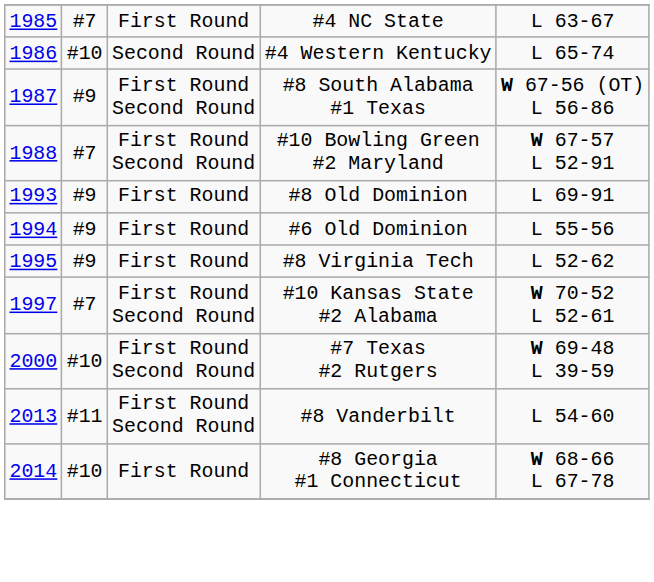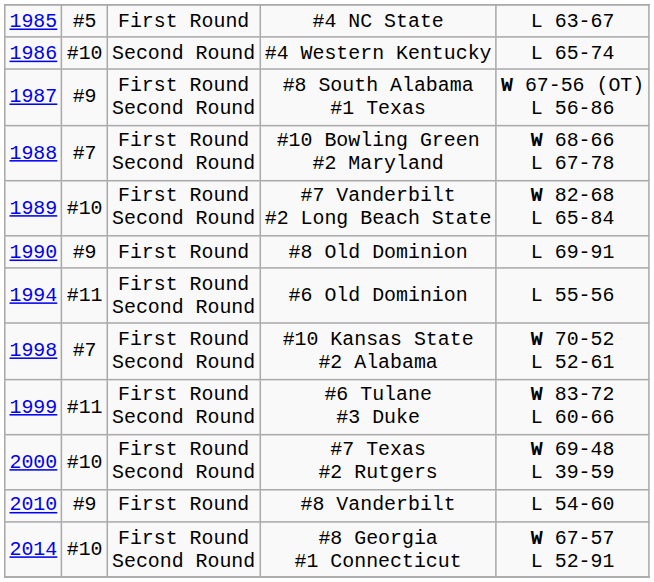(85, 21) #7 -> (85, 21) #5
(573, 153) W 67-57 L 52-91 -> (573, 153) W 68-66 L 67-78
+ row: (378, 208)
(33, 197) 1993 -> (33, 252) 1990
(85, 229) #9 -> (85, 296) #11
(184, 229) First Round -> (184, 296) First Round Second Round
- row: (378, 261)
(33, 305) 1997 -> (33, 351) 1998
+ row: (378, 407)
(33, 416) 2013 -> (33, 506) 2010
(85, 416) #11 -> (85, 506) #9
(184, 416) First Round Second Round -> (184, 506) First Round
(184, 471) First Round -> (184, 550) First Round Second Round
(573, 471) W 68-66 L 67-78 -> (573, 550) W 67-57 L 52-91
